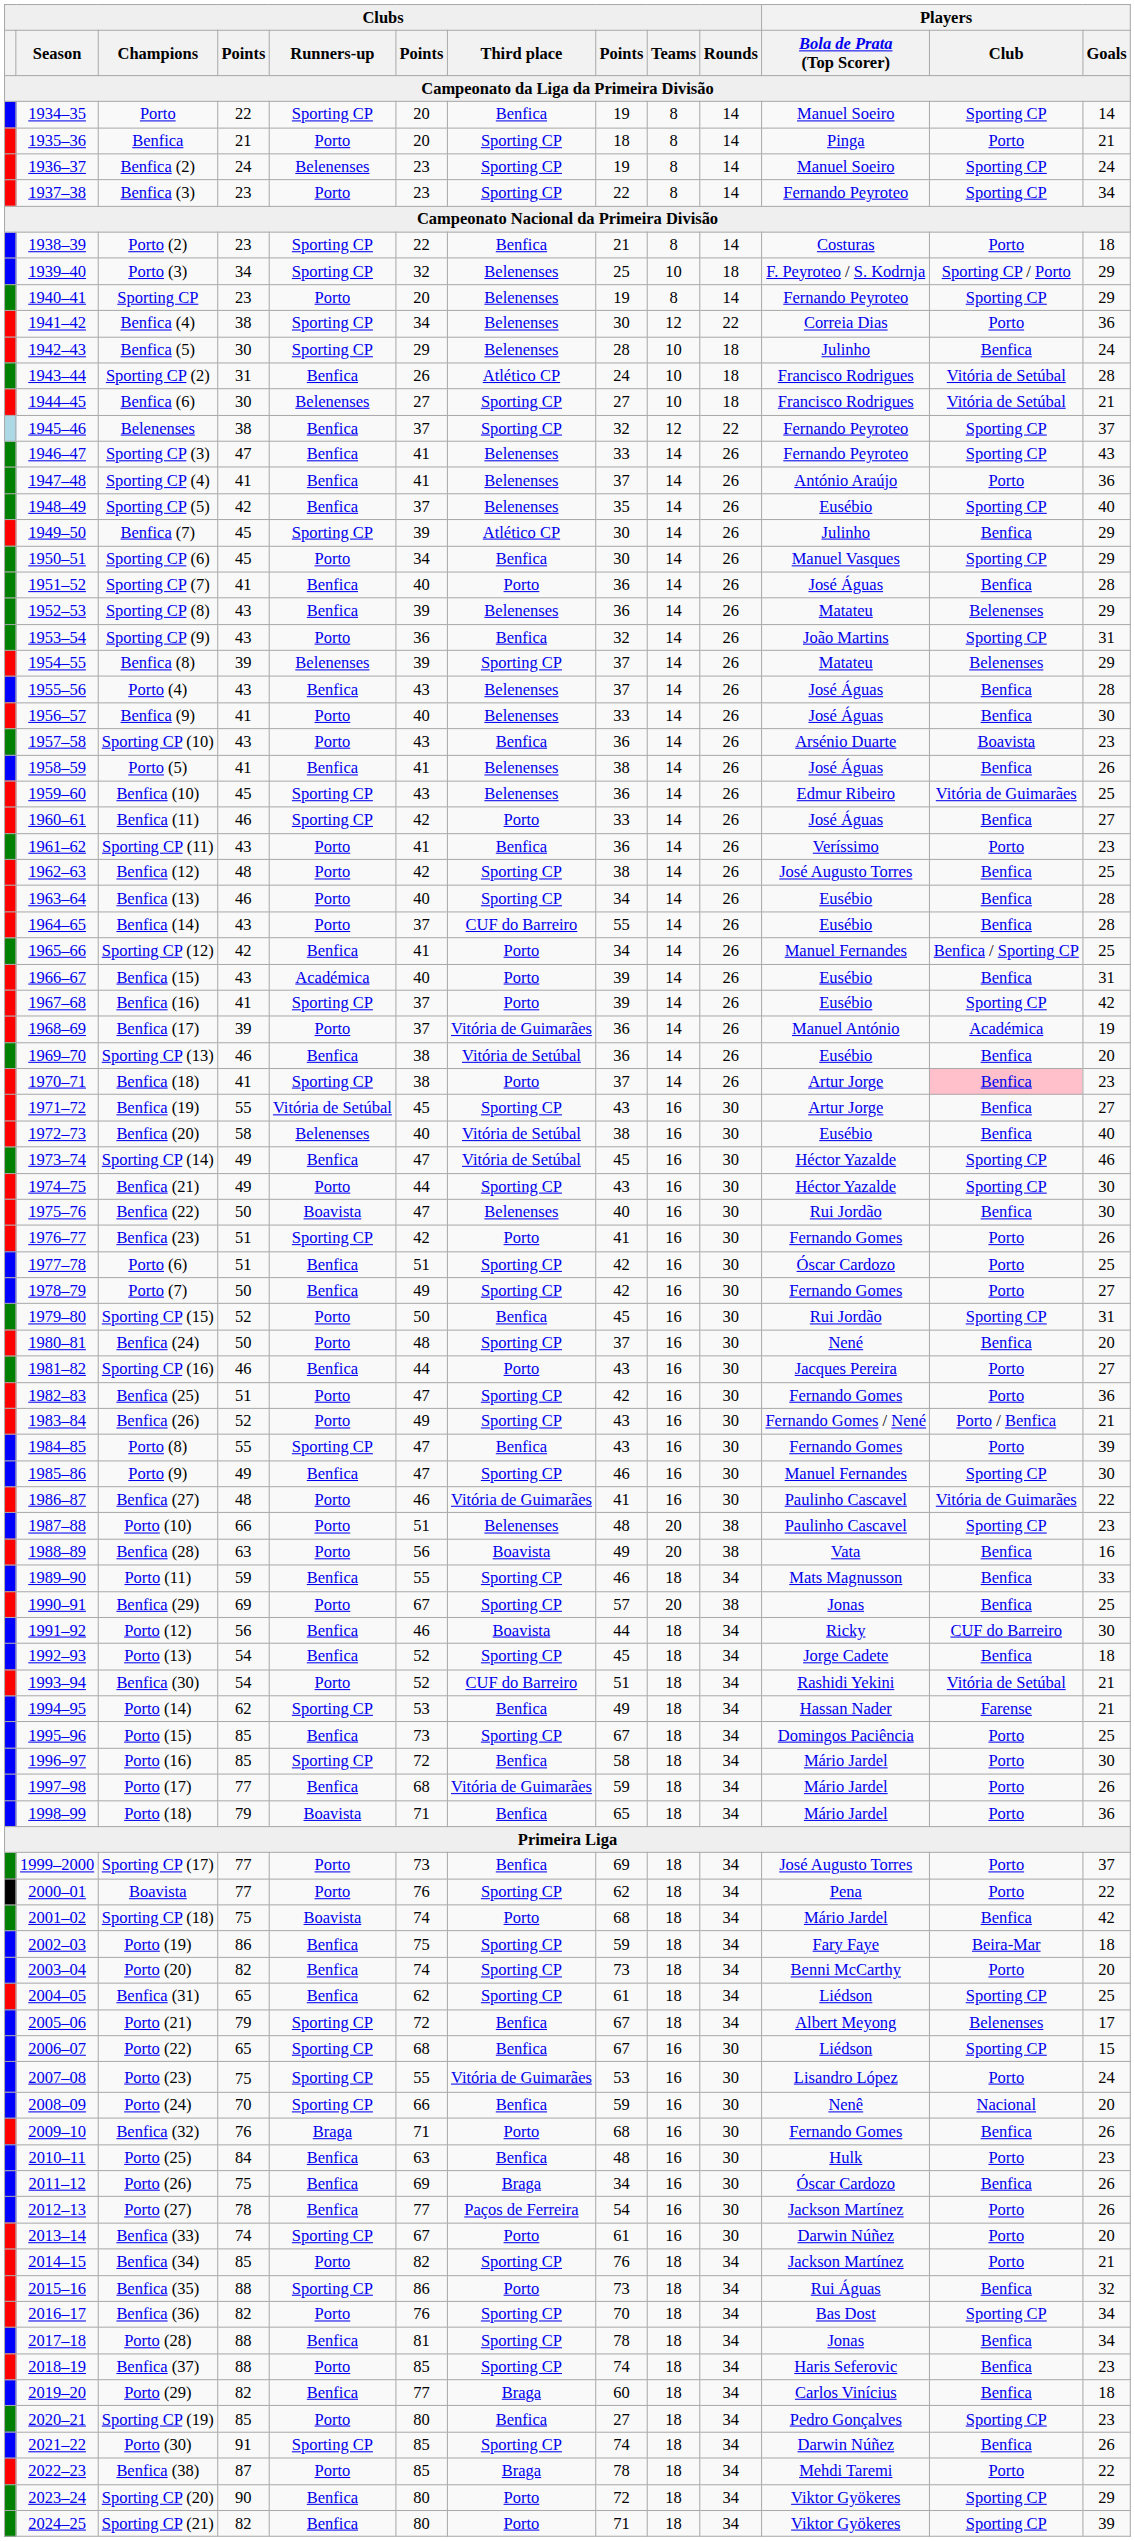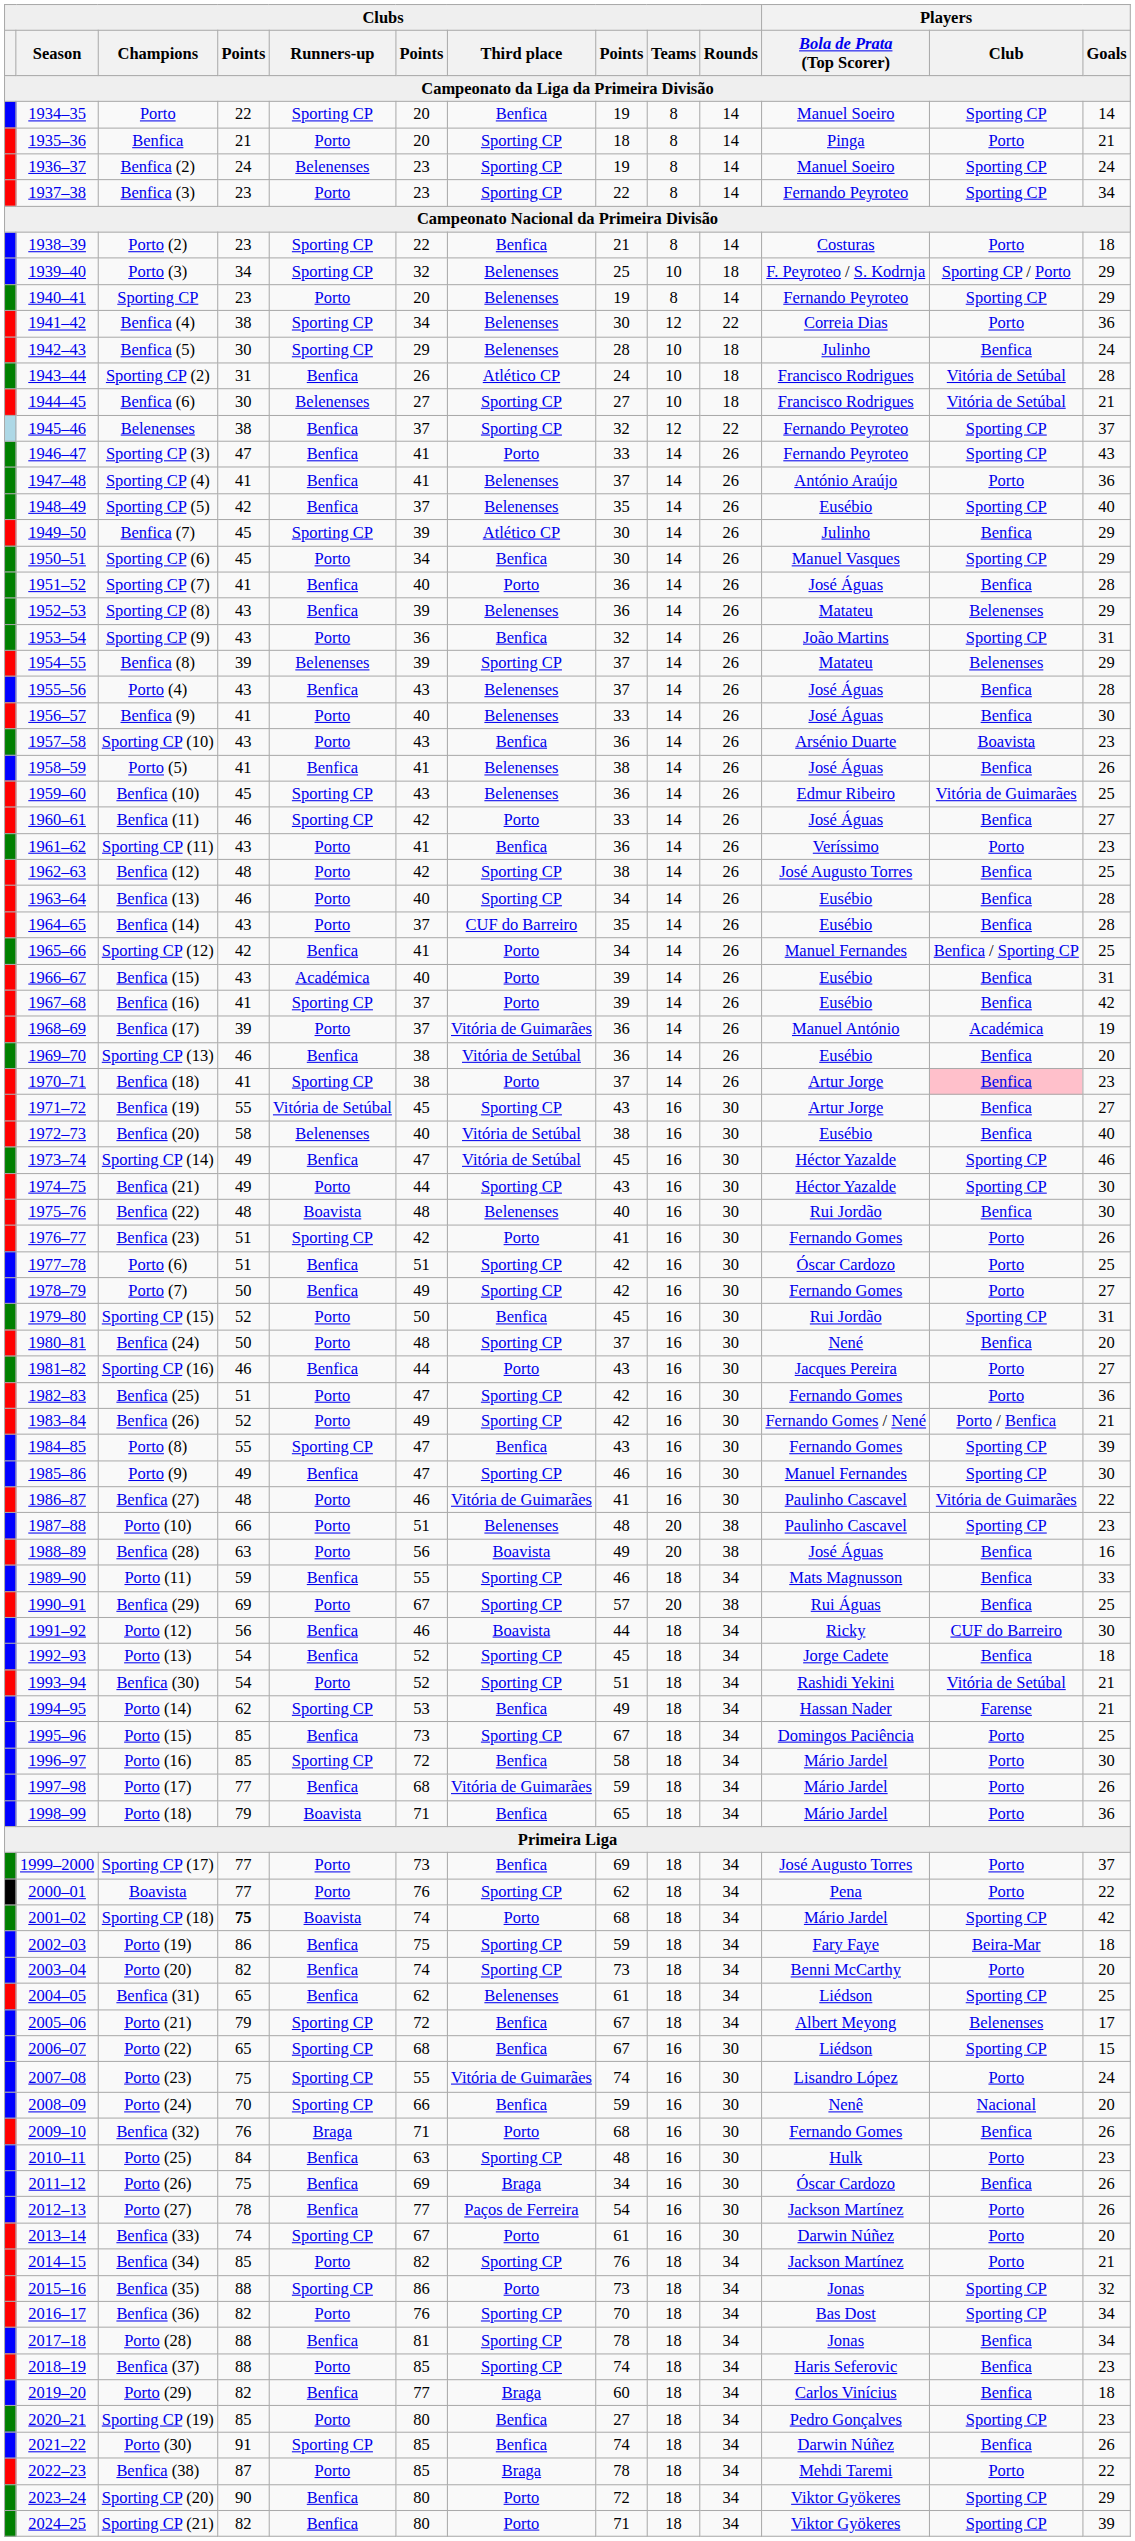(521, 454) Belenenses -> (521, 454) Porto
(621, 924) 55 -> (621, 924) 35
(1006, 1003) Sporting CP -> (1006, 1003) Benfica
(243, 1212) 50 -> (243, 1212) 48
(421, 1212) 47 -> (421, 1212) 48
(621, 1421) 43 -> (621, 1421) 42
(1006, 1447) Porto -> (1006, 1447) Sporting CP
(846, 1552) Vata -> (846, 1552) José Águas
(846, 1604) Jonas -> (846, 1604) Rui Águas
(521, 1682) CUF do Barreiro -> (521, 1682) Sporting CP
(243, 1917) normal -> (243, 1917) bold
(1006, 1917) Benfica -> (1006, 1917) Sporting CP
(521, 1996) Sporting CP -> (521, 1996) Belenenses
(621, 2076) 53 -> (621, 2076) 74
(521, 2157) Benfica -> (521, 2157) Sporting CP
(846, 2288) Rui Águas -> (846, 2288) Jonas
(1006, 2288) Benfica -> (1006, 2288) Sporting CP
(521, 2445) Sporting CP -> (521, 2445) Benfica
